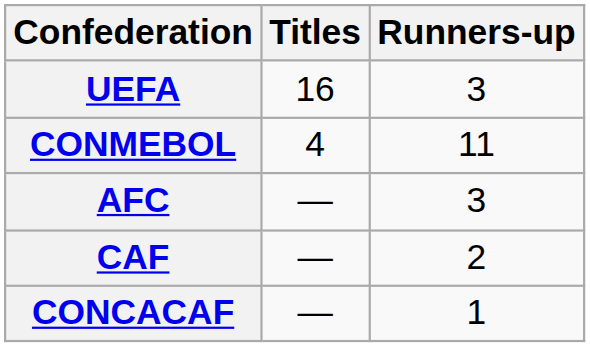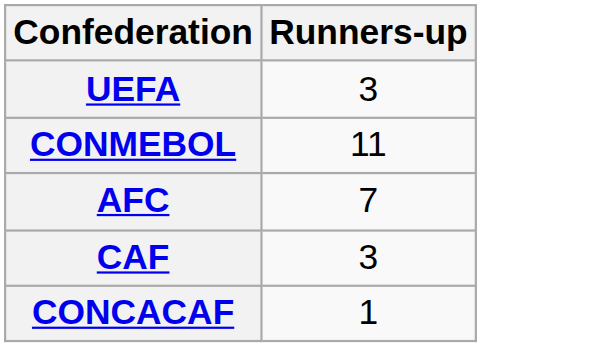- column: (315, 32)
(476, 200) 3 -> (368, 200) 7
(476, 256) 2 -> (368, 256) 3
